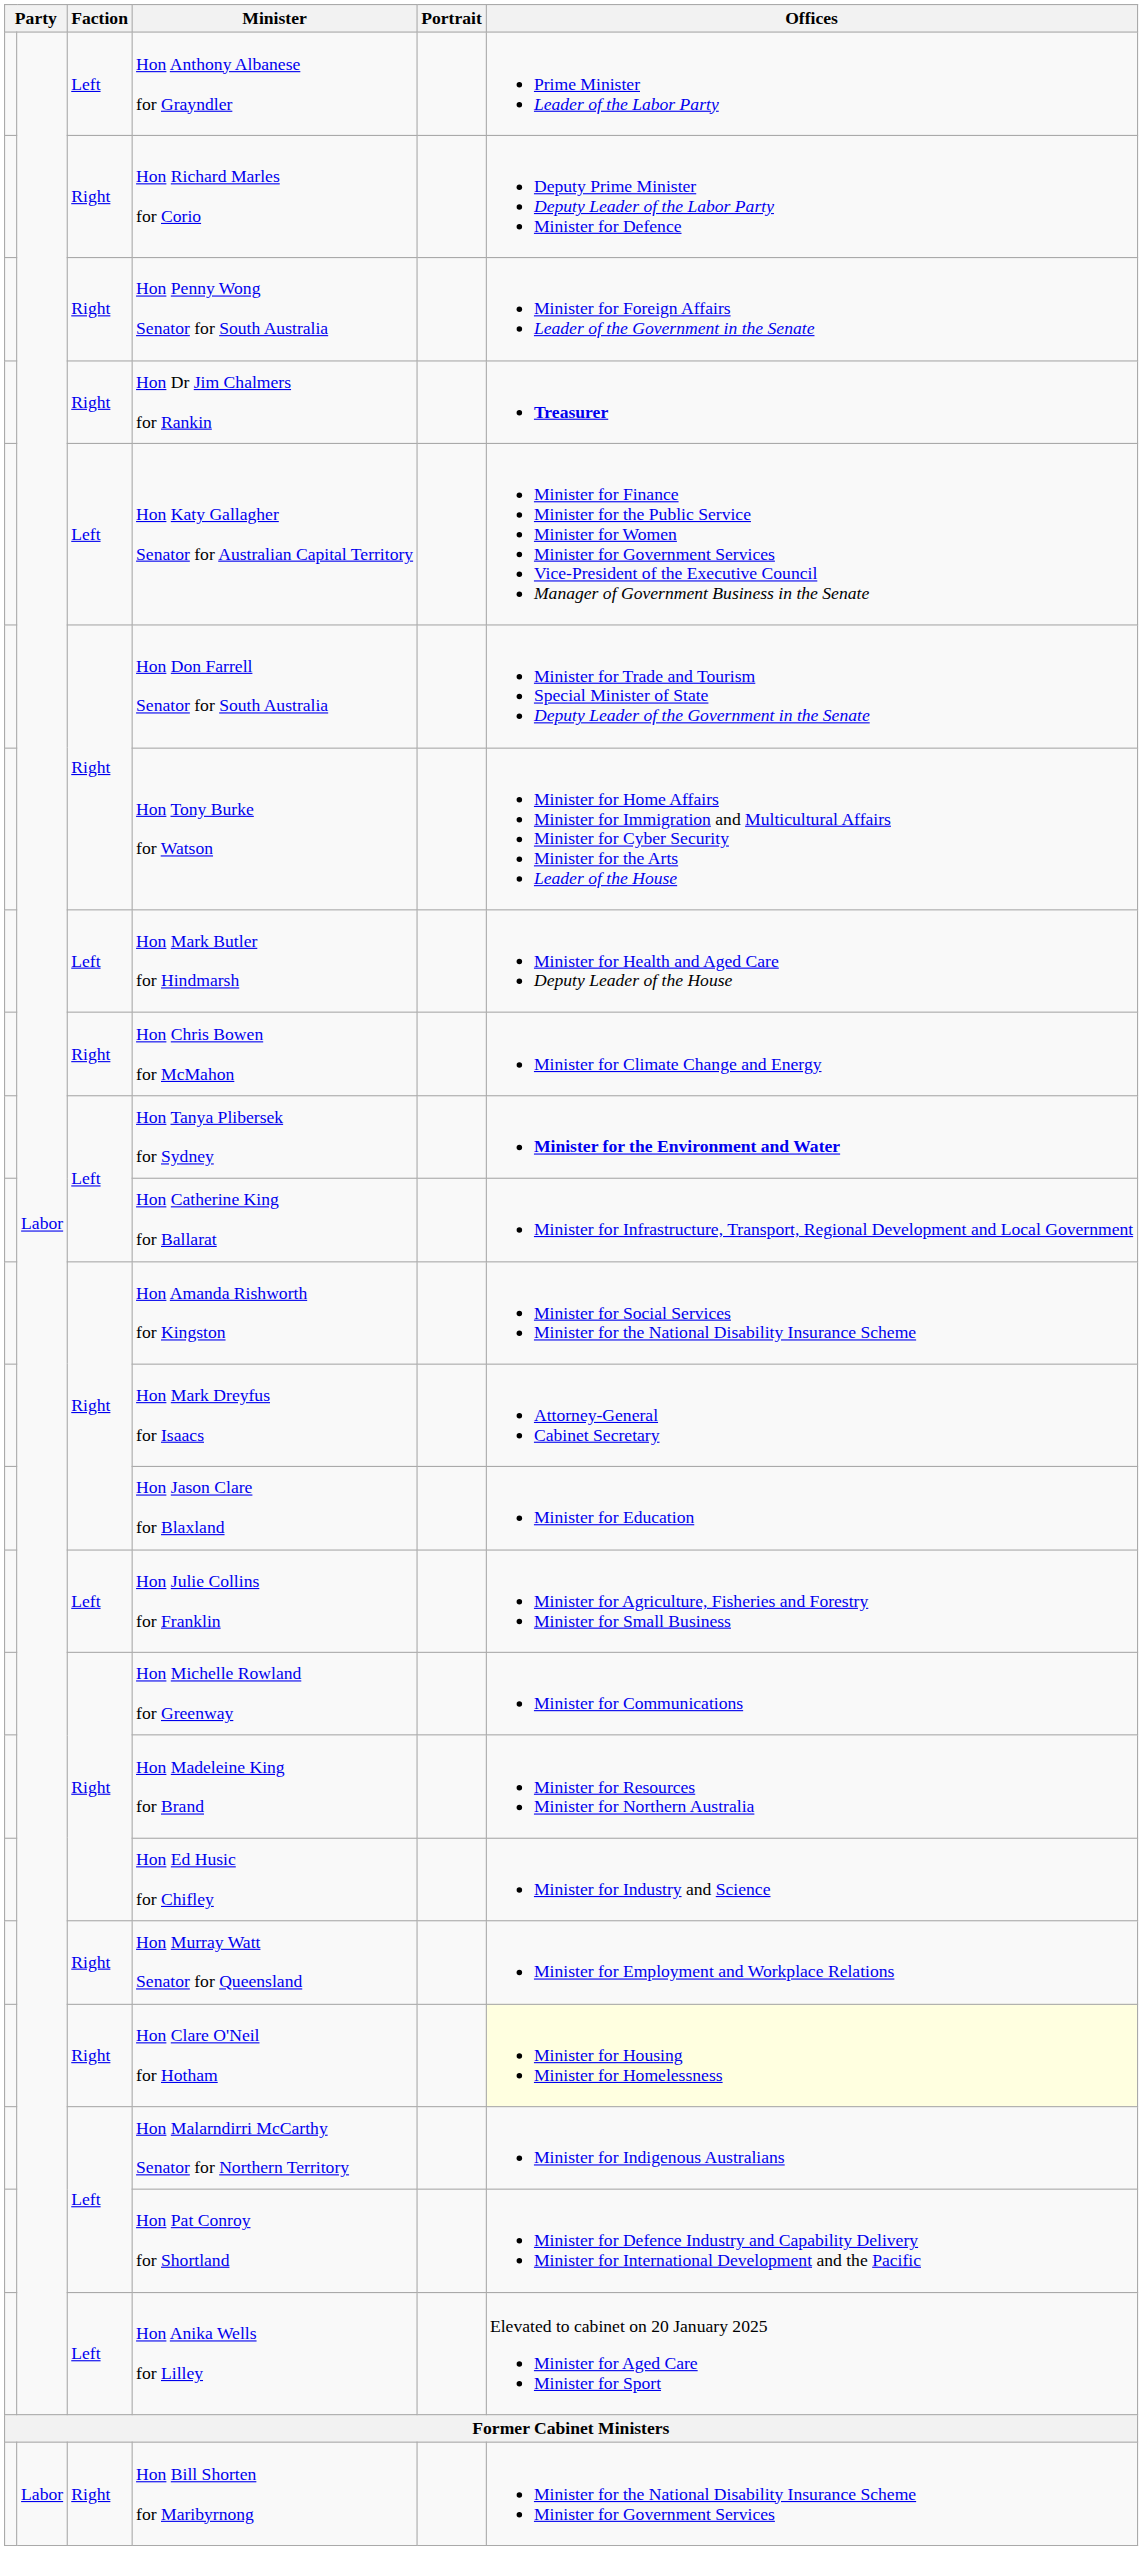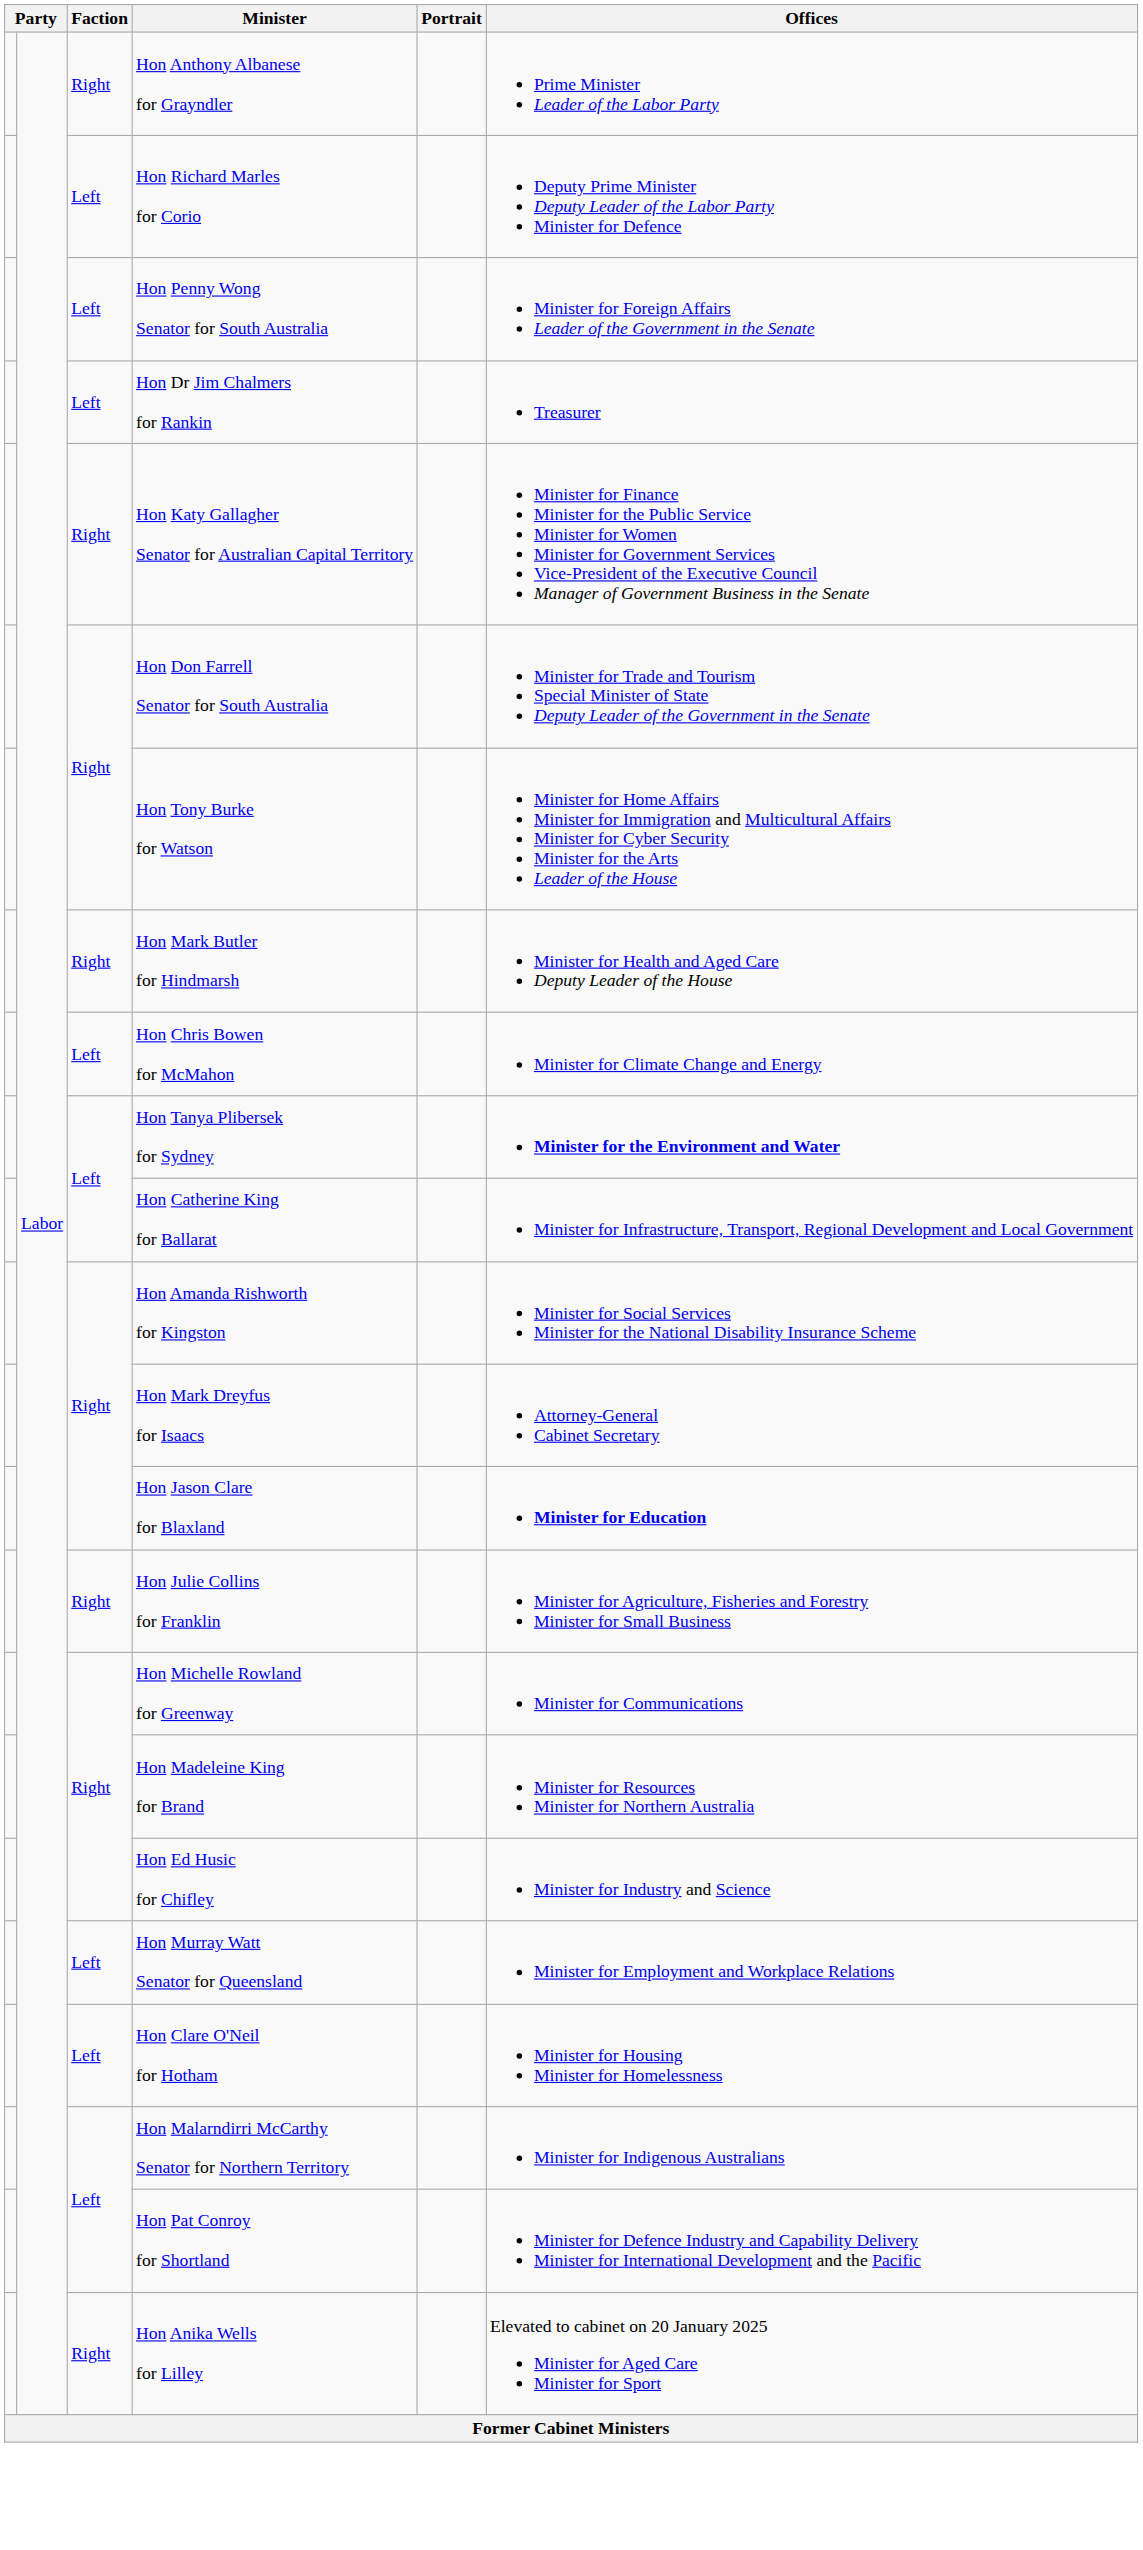(86, 83) Left -> (91, 83) Right
(91, 196) Right -> (86, 196) Left
(91, 308) Right -> (86, 308) Left
(91, 401) Right -> (86, 401) Left
(812, 412) bold -> (812, 412) normal
(86, 534) Left -> (91, 534) Right
(86, 961) Left -> (91, 961) Right
(91, 1053) Right -> (86, 1053) Left
(812, 1518) normal -> (812, 1518) bold
(86, 1600) Left -> (91, 1600) Right
(91, 1962) Right -> (86, 1962) Left
(91, 2055) Right -> (86, 2055) Left
(812, 2065) lightyellow background -> (812, 2065) no background
(86, 2353) Left -> (91, 2353) Right
- row: (196, 2493)
